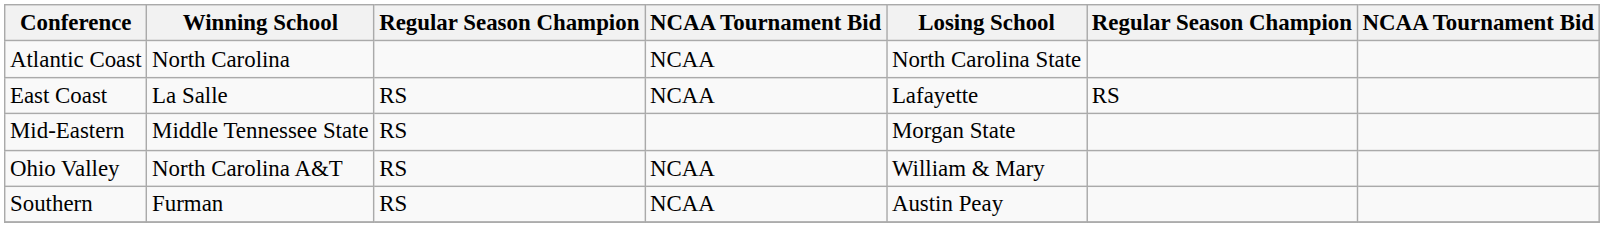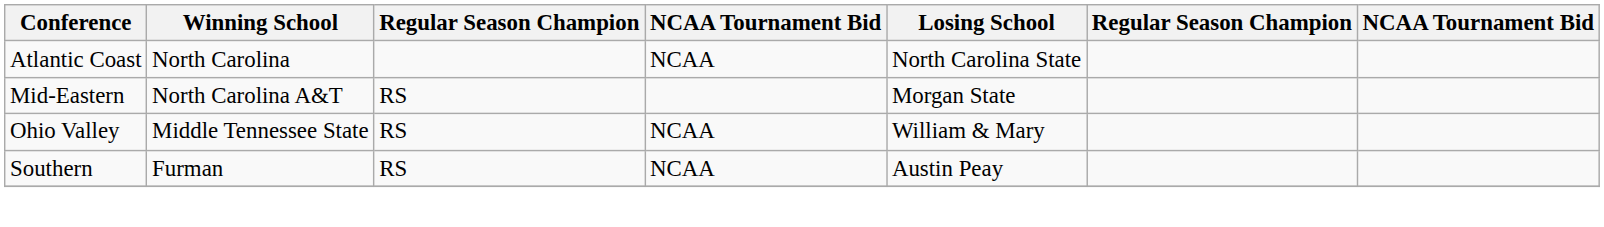- row: (59, 95)
(260, 131) Middle Tennessee State -> (247, 95) North Carolina A&T
(247, 167) North Carolina A&T -> (260, 131) Middle Tennessee State
